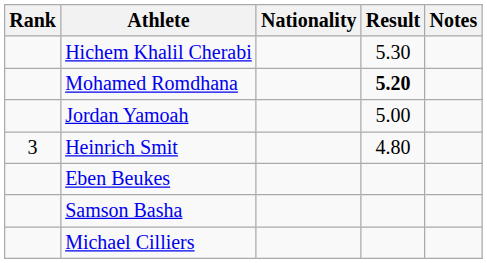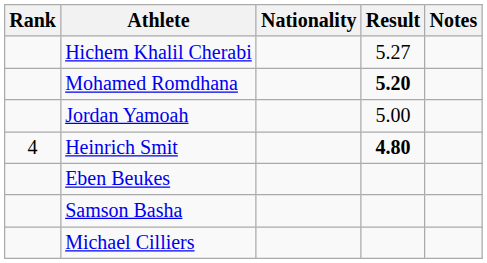(393, 52) 5.30 -> (393, 52) 5.27
(33, 147) 3 -> (33, 147) 4
(393, 147) normal -> (393, 147) bold
